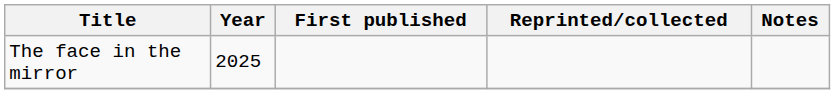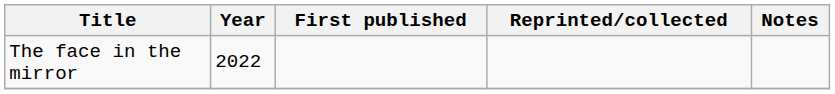(238, 62) 2025 -> (238, 62) 2022
